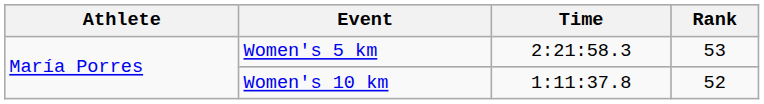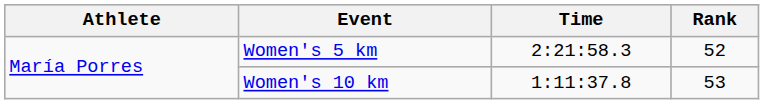(715, 51) 53 -> (715, 51) 52
(715, 83) 52 -> (715, 83) 53
